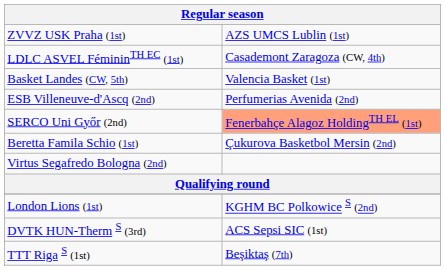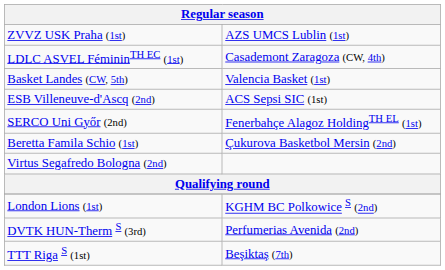(292, 99) Perfumerias Avenida (2nd) -> (276, 99) ACS Sepsi SIC (1st)
(323, 121) lightsalmon background -> (323, 121) no background
(276, 229) ACS Sepsi SIC (1st) -> (292, 229) Perfumerias Avenida (2nd)
